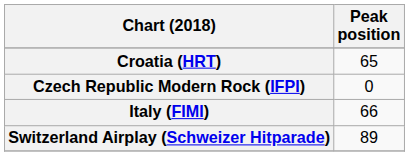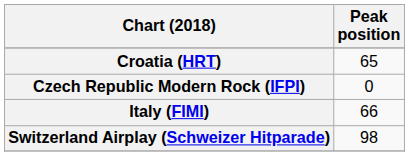(369, 138) 89 -> (369, 138) 98
